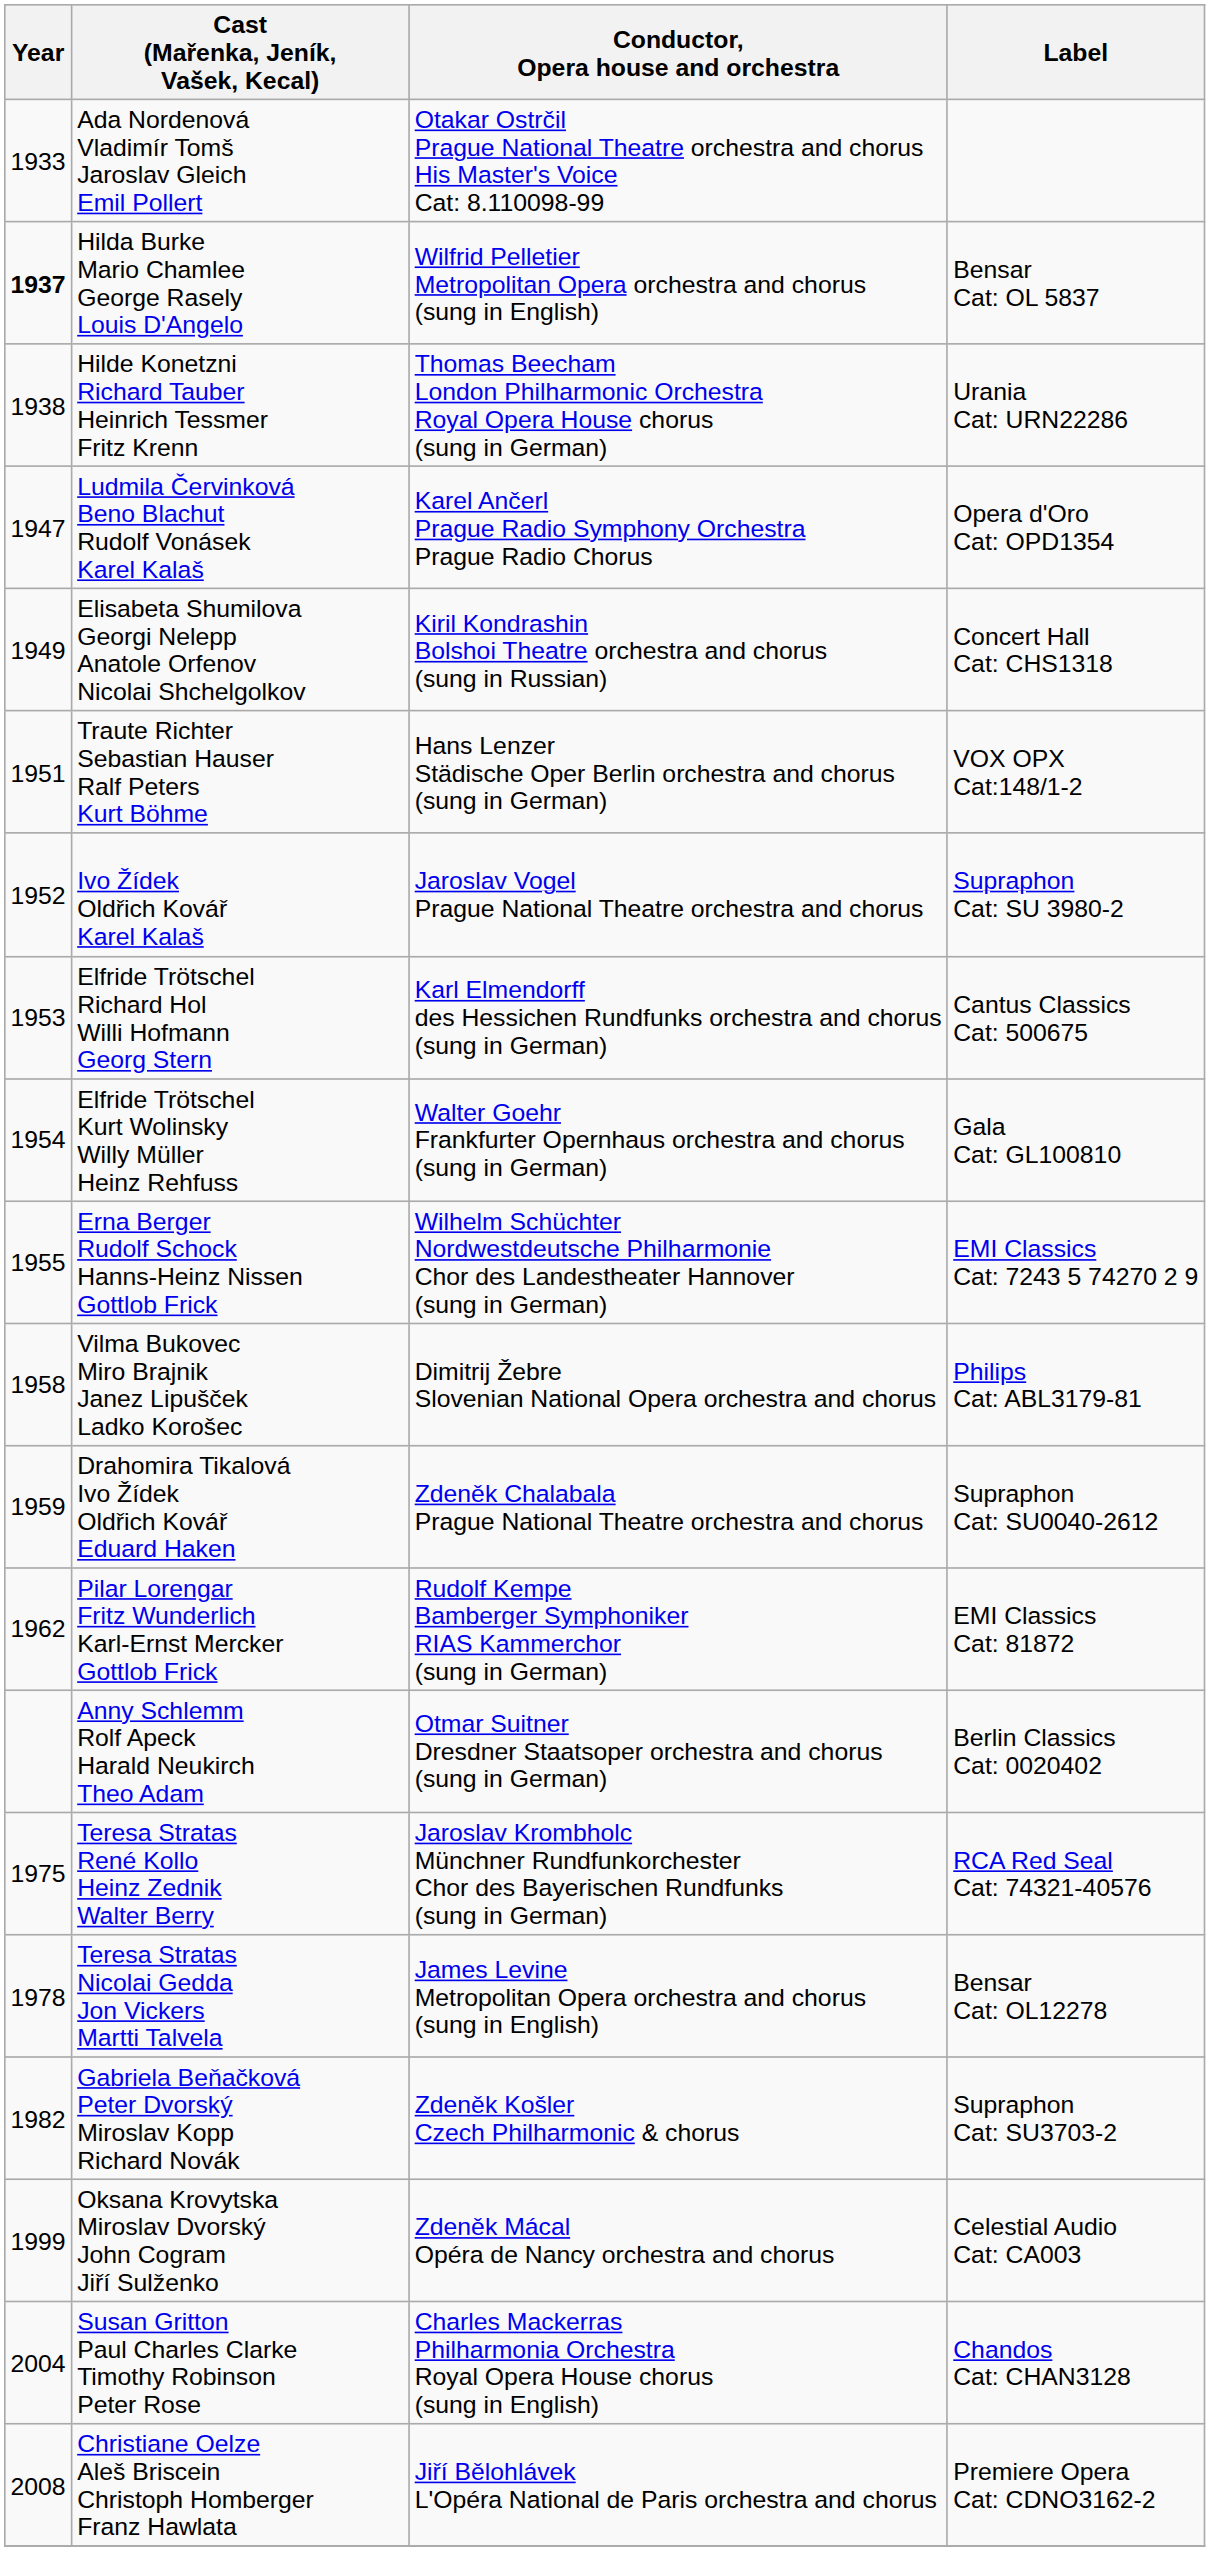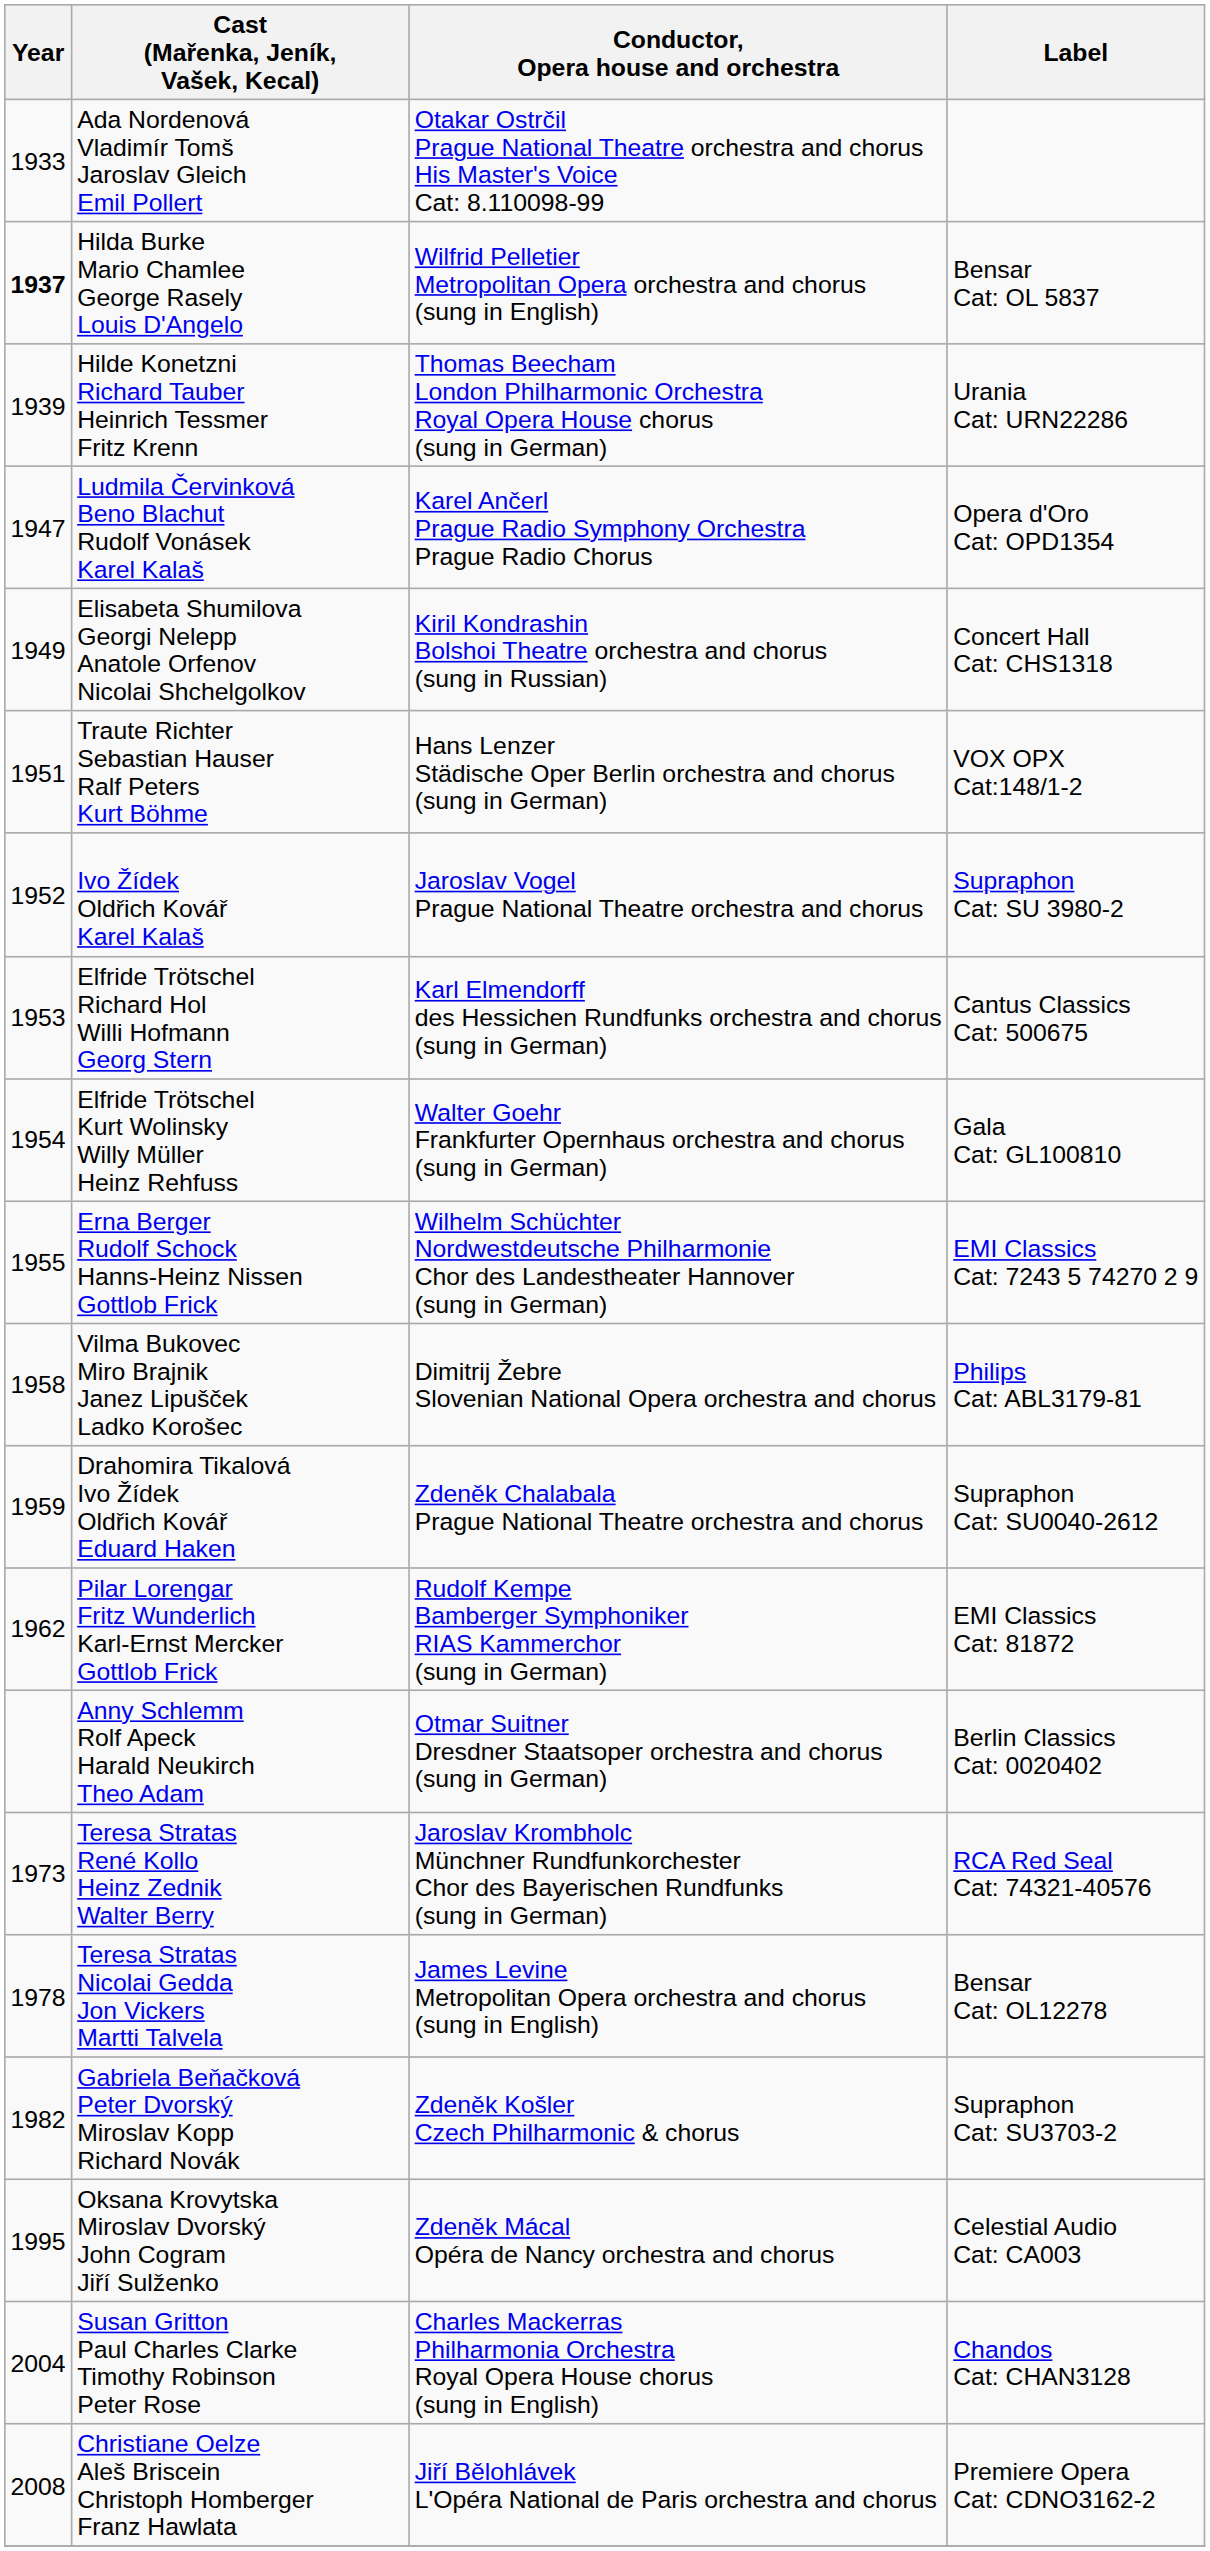(38, 406) 1938 -> (38, 406) 1939
(38, 1874) 1975 -> (38, 1874) 1973
(38, 2241) 1999 -> (38, 2241) 1995
